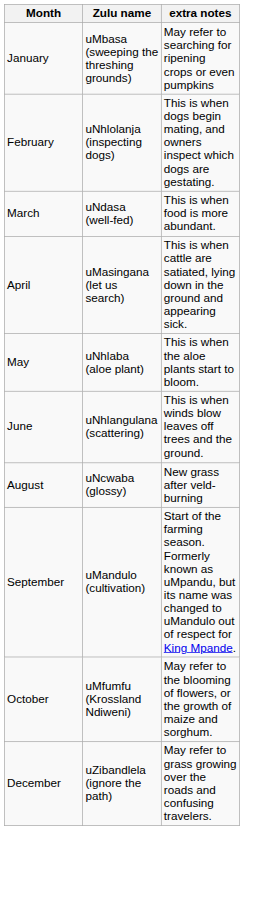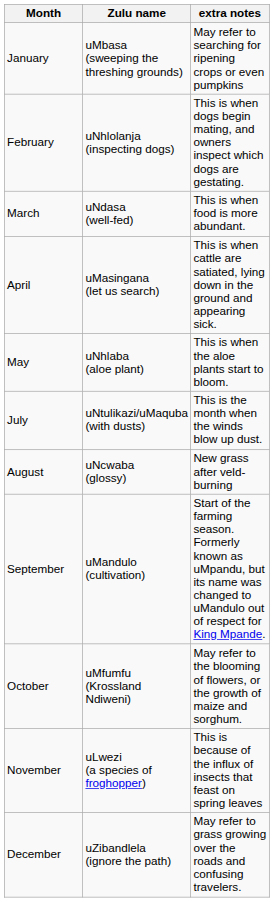- row: (20, 427)
+ row: (17, 420)
+ row: (34, 770)
